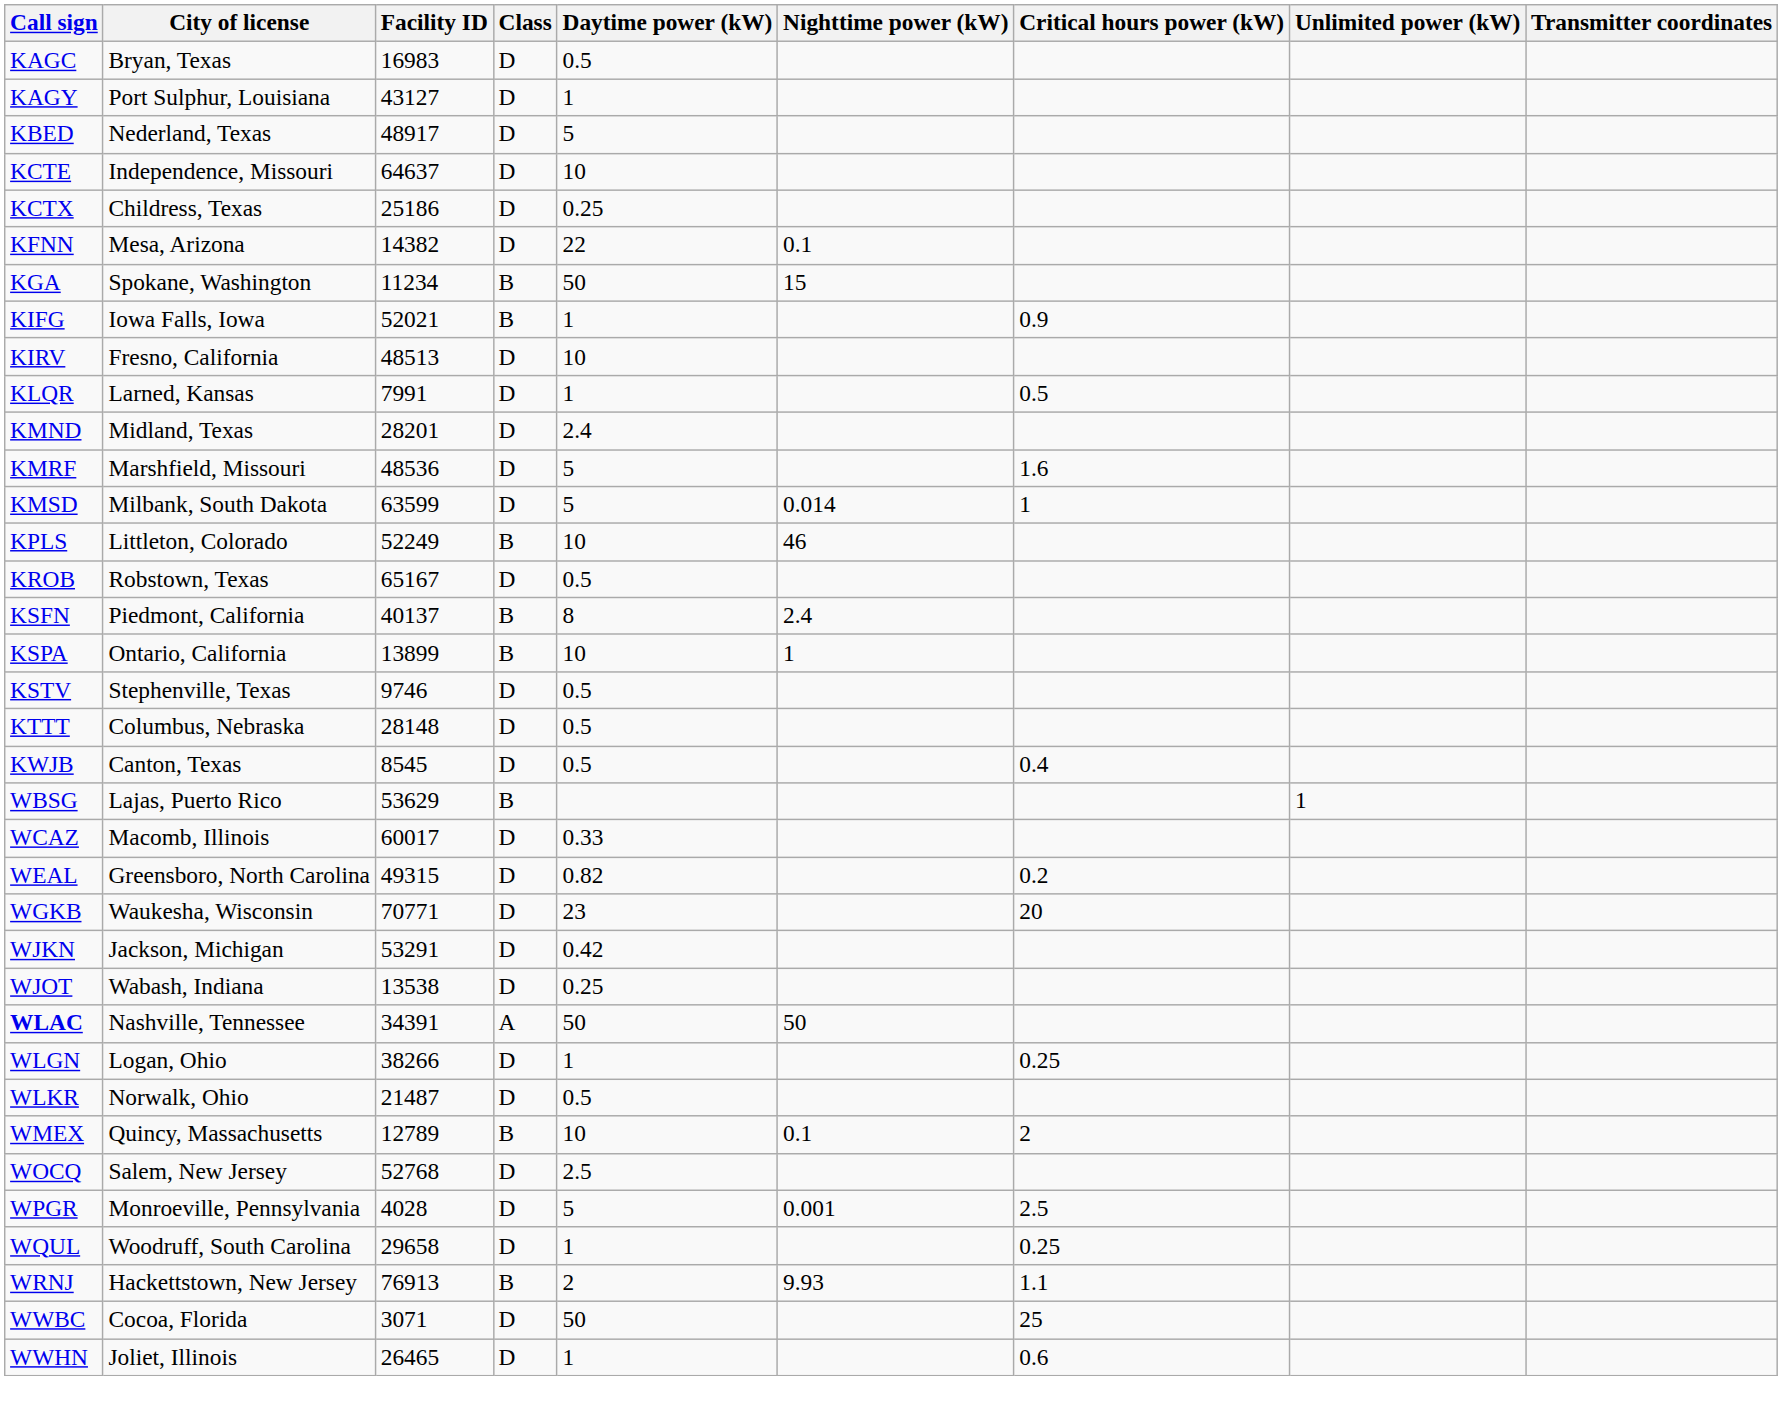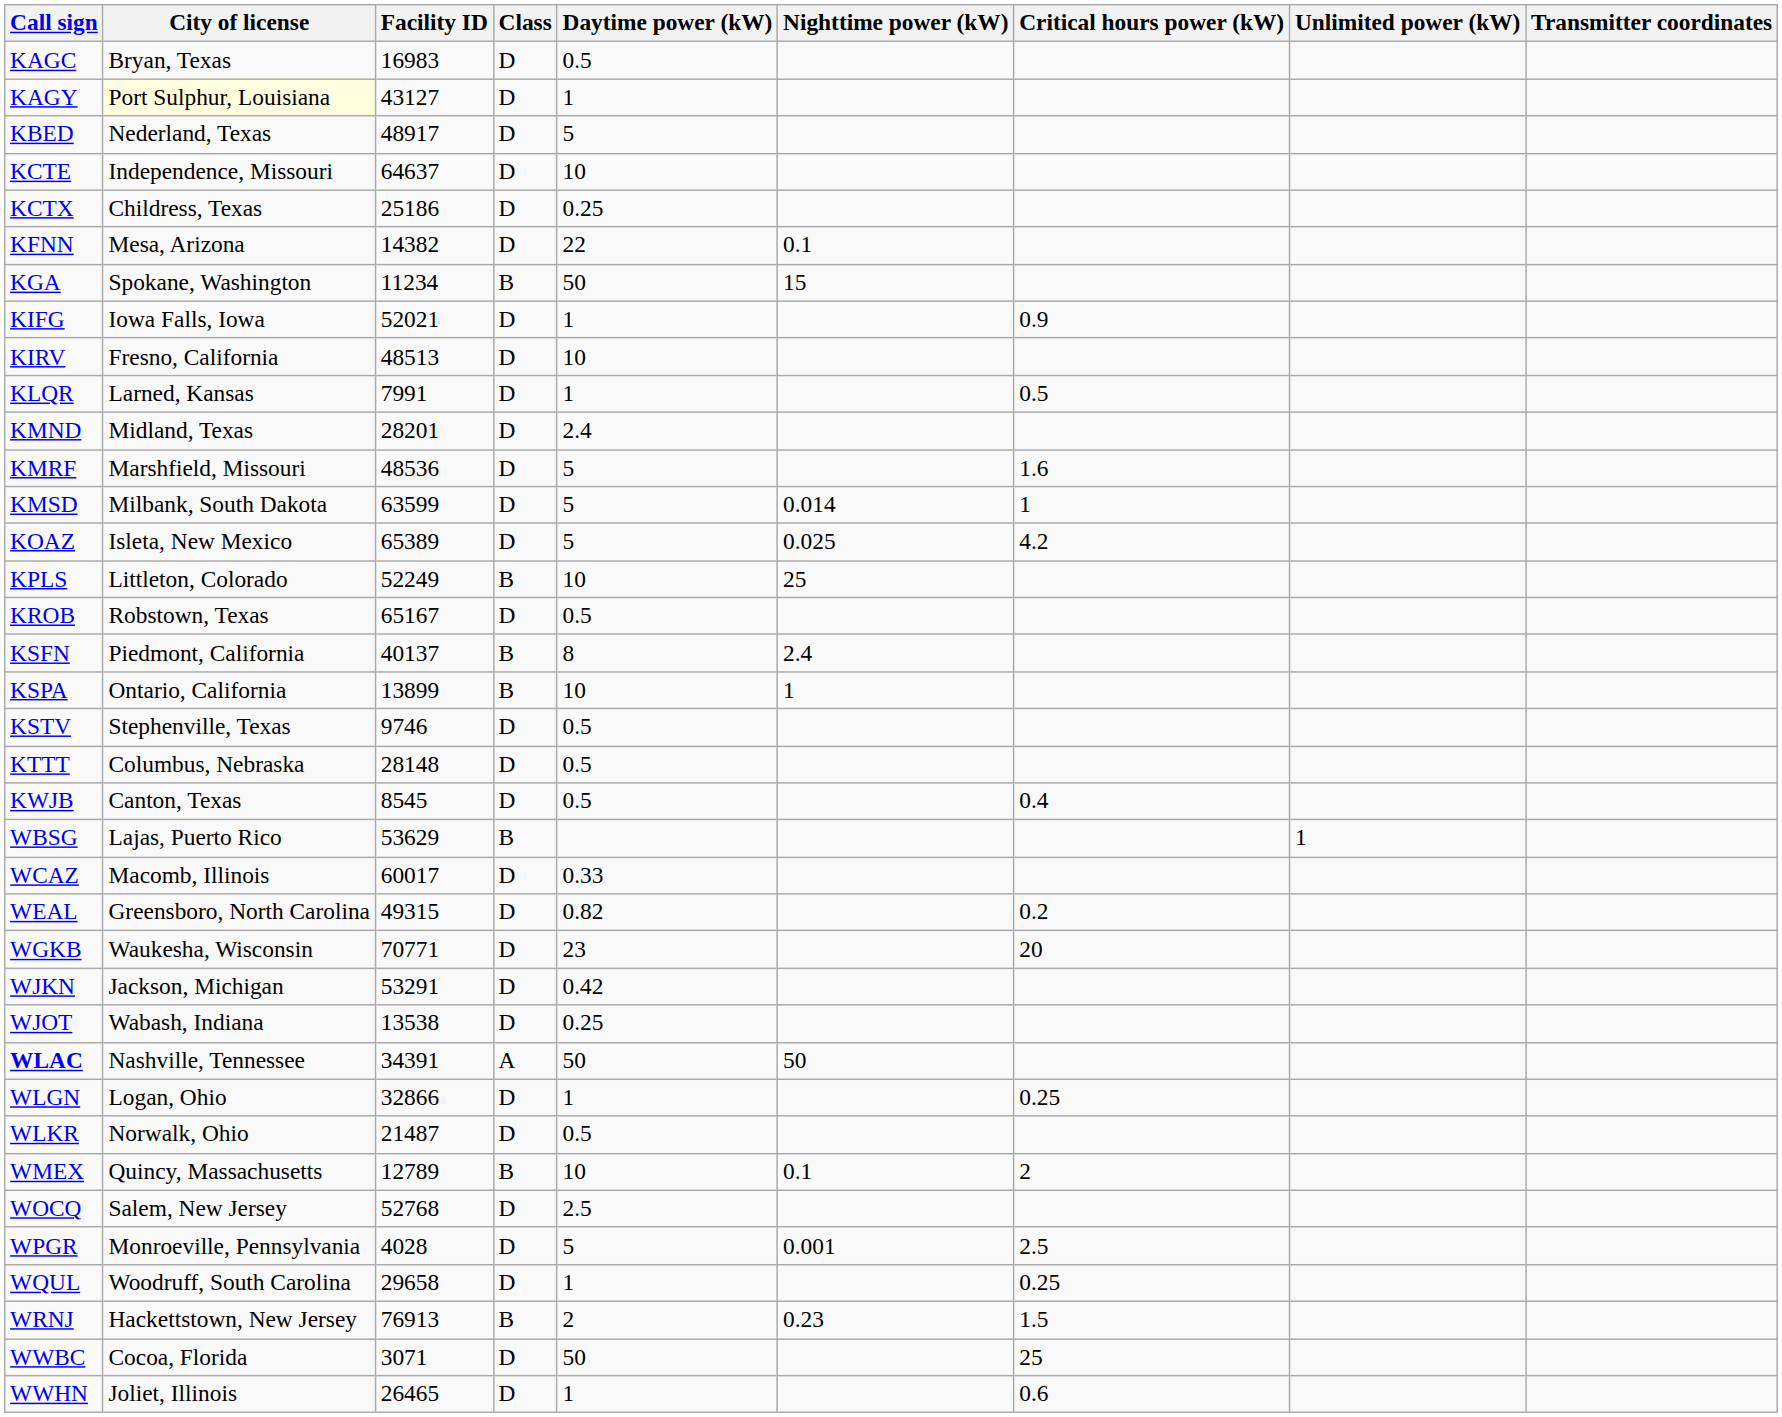(219, 97) no background -> (219, 97) lightyellow background
(506, 319) B -> (507, 319) D
+ row: (43, 541)
(795, 541) 46 -> (795, 578) 25
(410, 1060) 38266 -> (410, 1097) 32866
(804, 1282) 9.93 -> (804, 1319) 0.23
(1034, 1282) 1.1 -> (1034, 1319) 1.5
